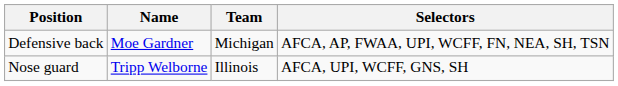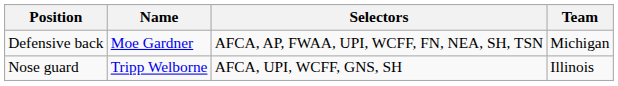columns swapped: (244, 17) <-> (445, 17)
